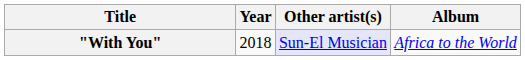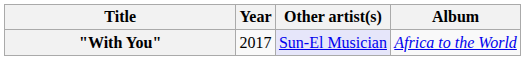(256, 42) 2018 -> (256, 42) 2017
